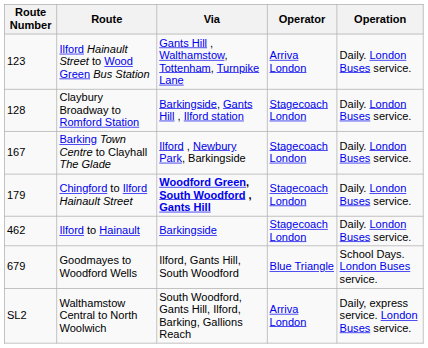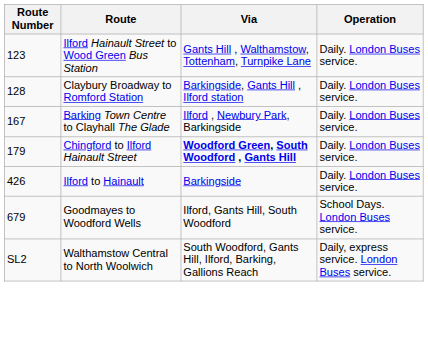- column: (302, 19)
(16, 231) 462 -> (16, 181) 426
